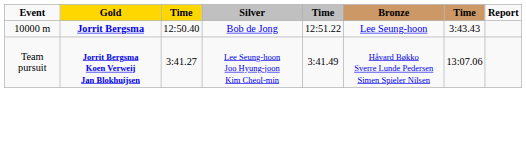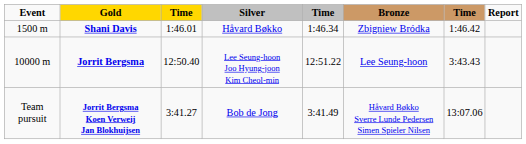+ row: (111, 28)
(252, 28) Bob de Jong -> (252, 68) Lee Seung-hoon Joo Hyung-joon Kim Cheol-min
(252, 68) Lee Seung-hoon Joo Hyung-joon Kim Cheol-min -> (252, 113) Bob de Jong
